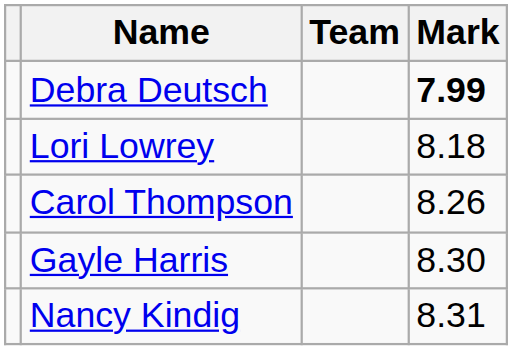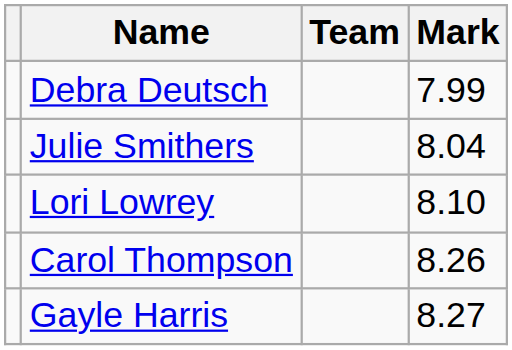(451, 89) bold -> (451, 89) normal
+ row: (142, 145)
(451, 145) 8.18 -> (451, 202) 8.10
(451, 259) 8.30 -> (451, 315) 8.27
- row: (135, 315)
